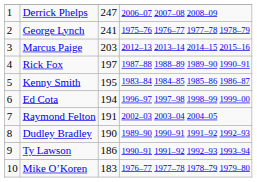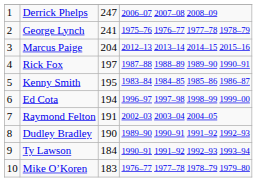(109, 47) 203 -> (109, 47) 204
(109, 151) 186 -> (109, 151) 184
